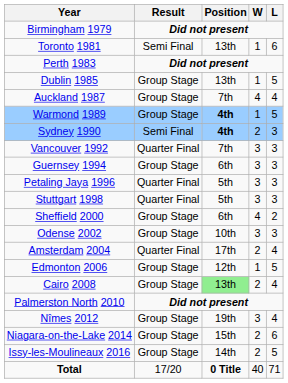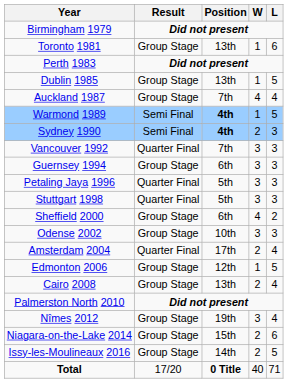(168, 47) Semi Final -> (168, 47) Group Stage
(168, 115) Group Stage -> (168, 115) Semi Final
(226, 285) lightgreen background -> (226, 285) no background
